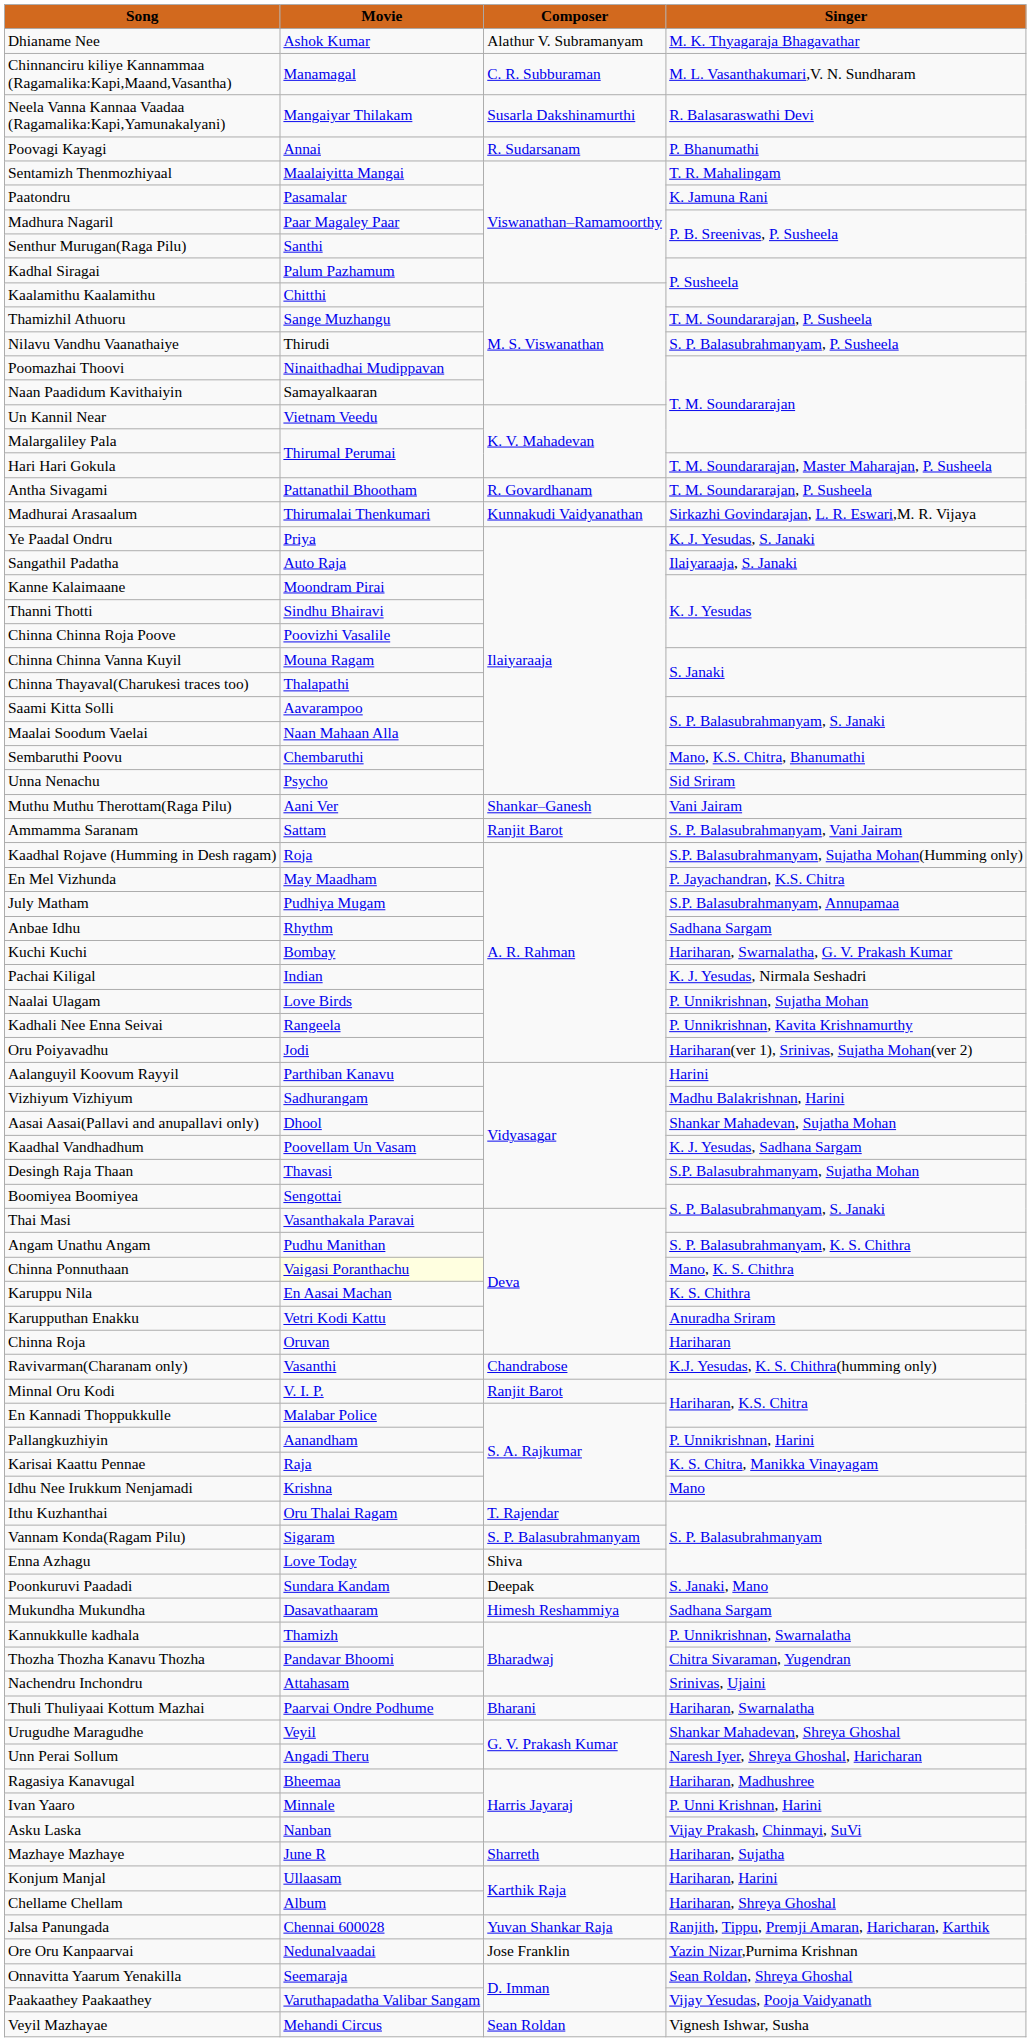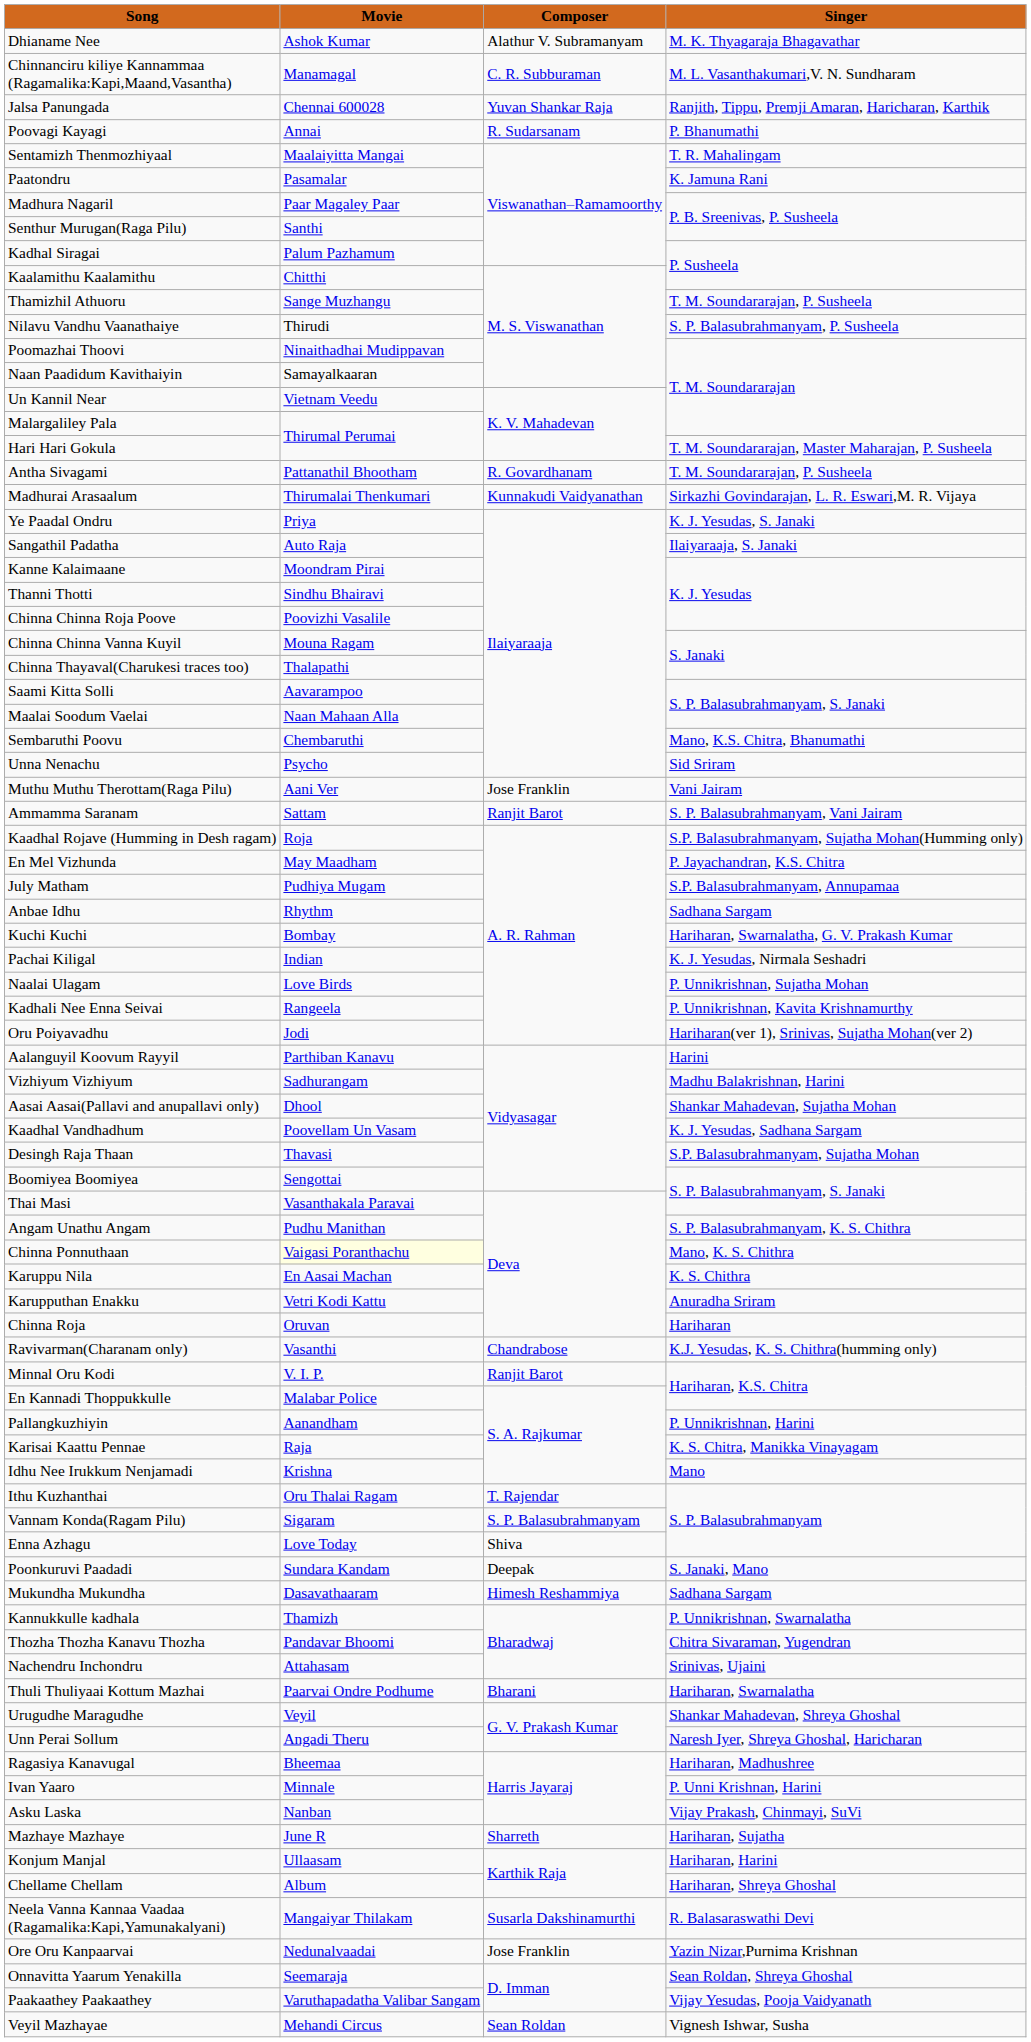rows swapped: (117, 115) <-> (59, 1926)
(539, 806) Shankar–Ganesh -> (528, 789) Jose Franklin
